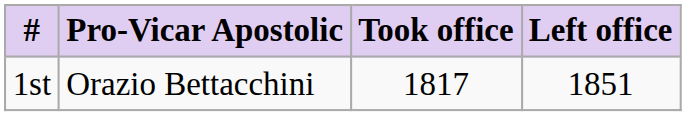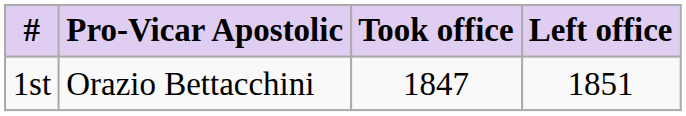(436, 82) 1817 -> (436, 82) 1847
